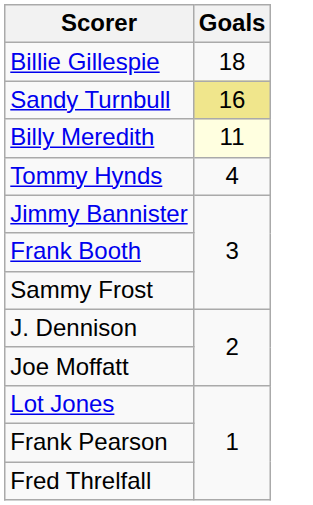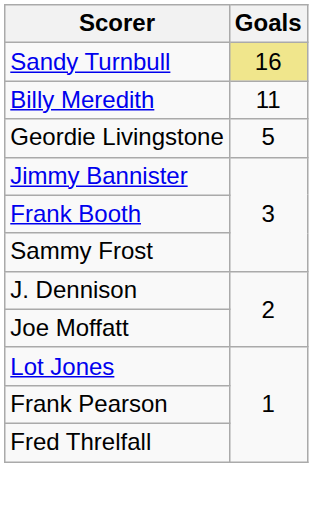- row: (85, 61)
(232, 137) lightyellow background -> (268, 99) no background
+ row: (117, 137)
- row: (86, 175)
